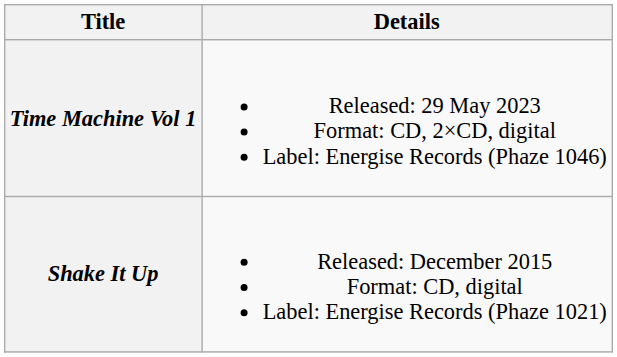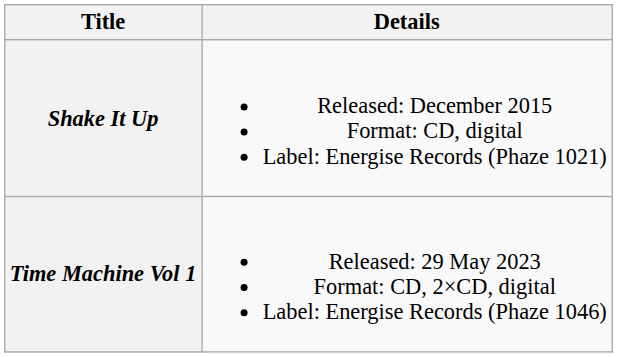rows swapped: (103, 273) <-> (103, 117)
